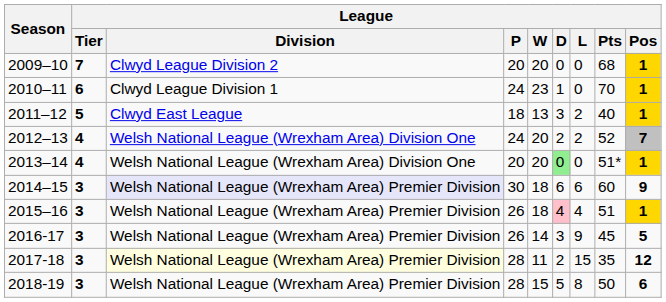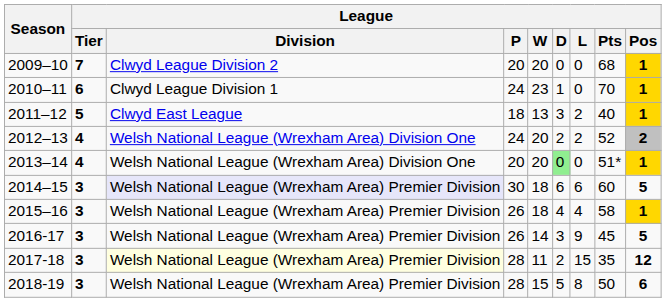(643, 138) 7 -> (643, 138) 2
(643, 187) 9 -> (643, 187) 5
(560, 211) pink background -> (560, 211) no background
(607, 211) 51 -> (607, 211) 58
